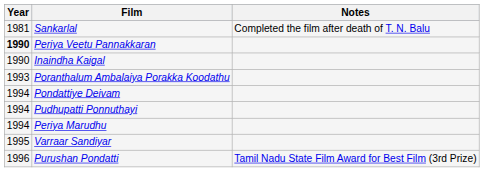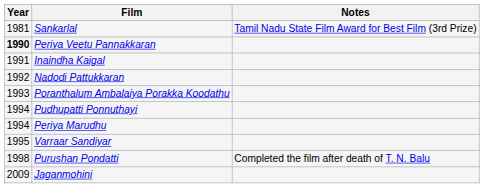(332, 28) Completed the film after death of T. N. Balu -> (355, 28) Tamil Nadu State Film Award for Best Film (3rd Prize)
(18, 61) 1990 -> (18, 61) 1991
+ row: (79, 77)
- row: (77, 93)
(18, 158) 1996 -> (18, 158) 1998
(355, 158) Tamil Nadu State Film Award for Best Film (3rd Prize) -> (332, 158) Completed the film after death of T. N. Balu
+ row: (63, 175)
